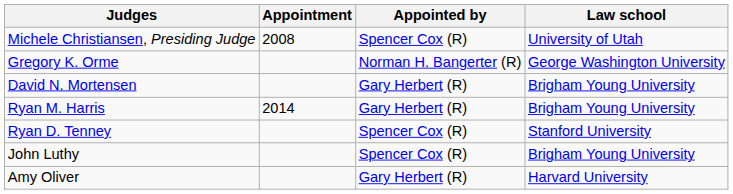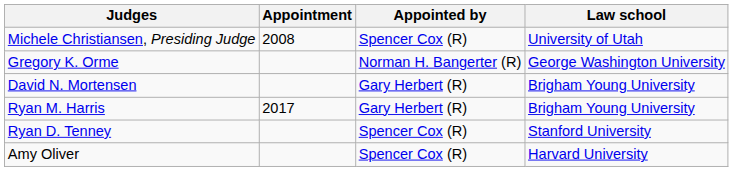(278, 108) 2014 -> (278, 108) 2017
- row: (43, 154)
(413, 177) Gary Herbert (R) -> (413, 154) Spencer Cox (R)
